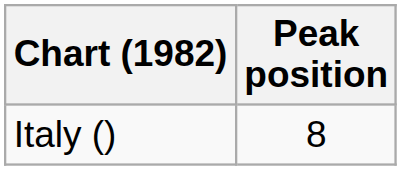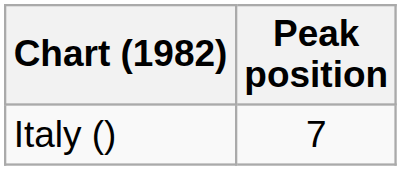(316, 134) 8 -> (316, 134) 7
